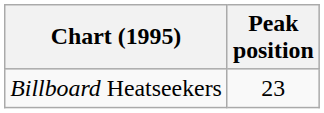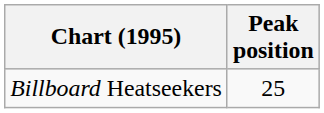(273, 88) 23 -> (273, 88) 25
